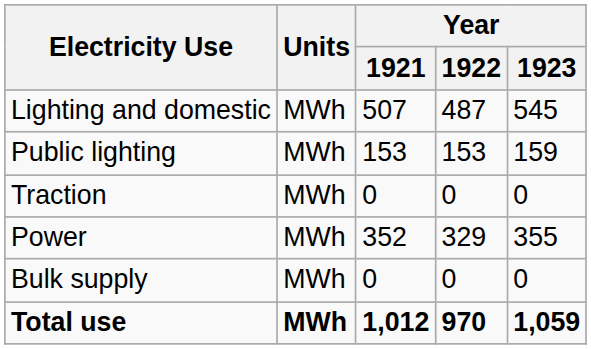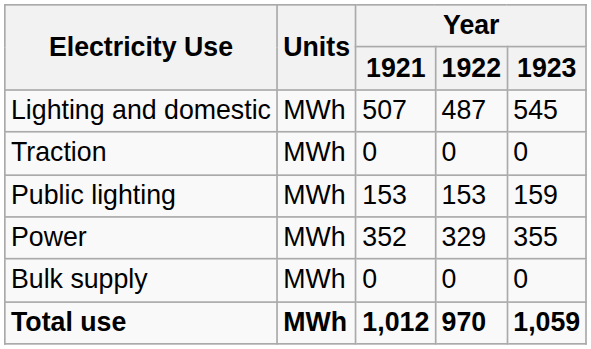rows swapped: (93, 152) <-> (59, 195)
